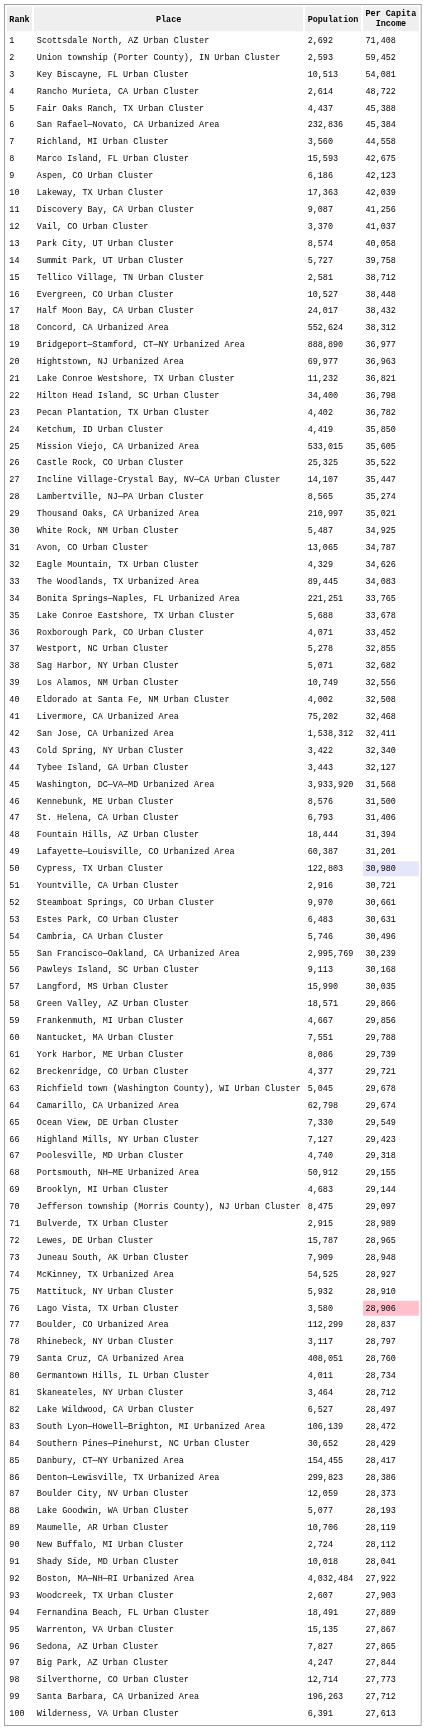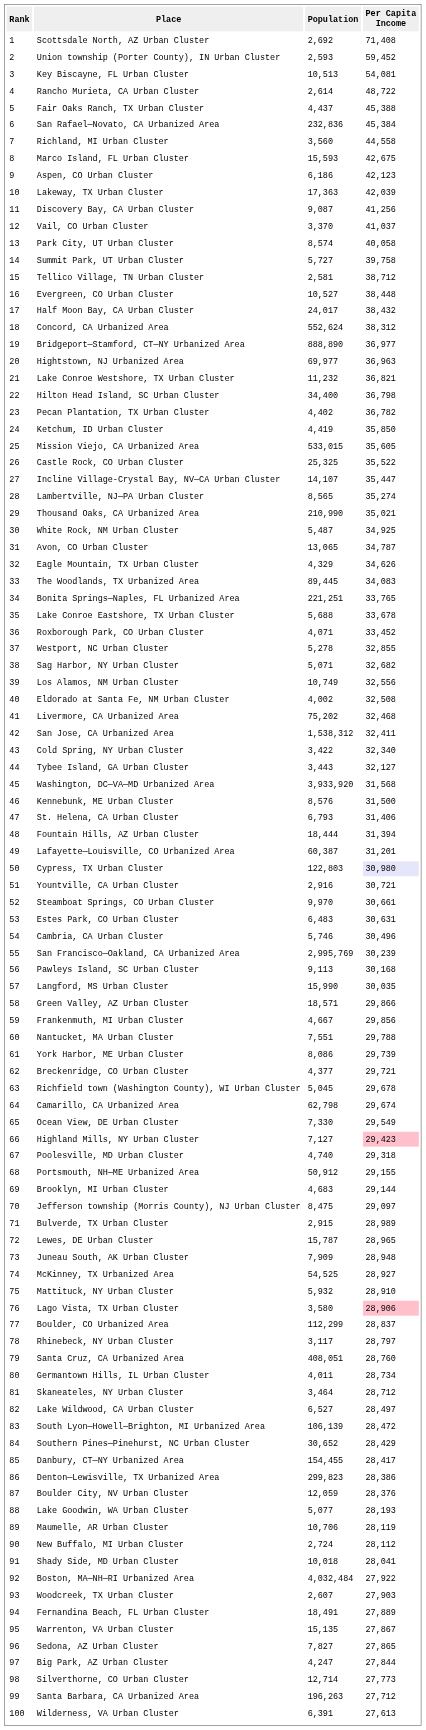(325, 514) 210,997 -> (325, 514) 210,990
(381, 1139) no background -> (381, 1139) pink background
(381, 1494) 28,373 -> (381, 1494) 28,376
